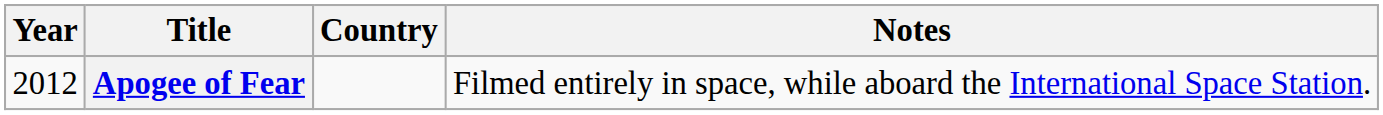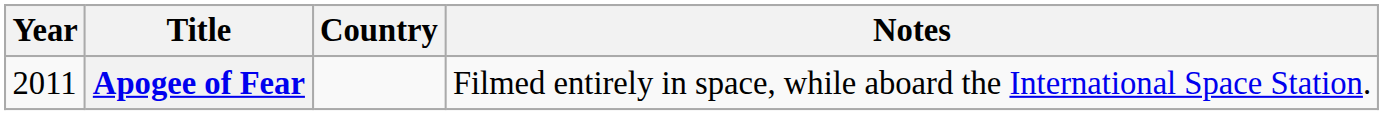(45, 82) 2012 -> (45, 82) 2011
